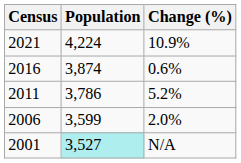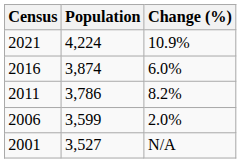(165, 68) 0.6% -> (165, 68) 6.0%
(165, 94) 5.2% -> (165, 94) 8.2%
(83, 145) paleturquoise background -> (83, 145) no background
